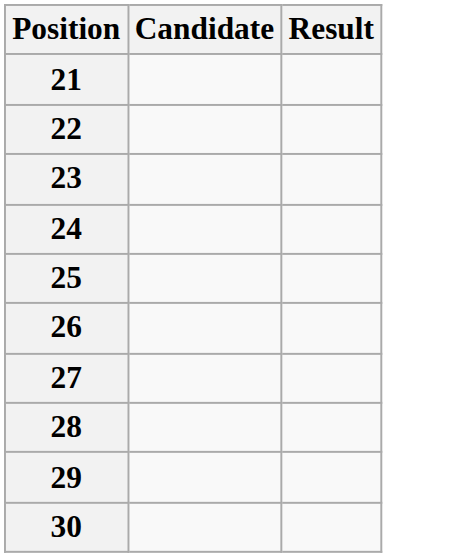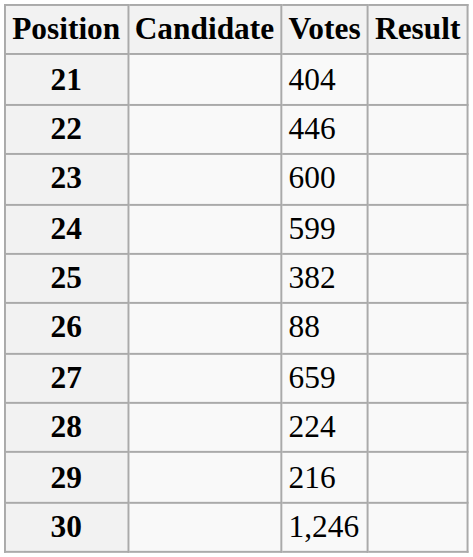+ column: (325, 29)
